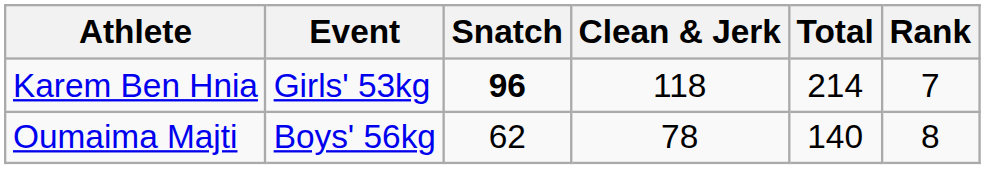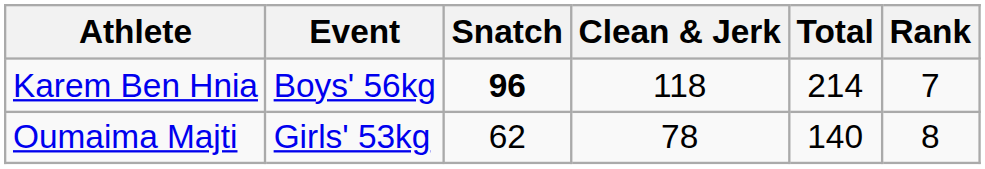(352, 85) Girls' 53kg -> (355, 85) Boys' 56kg
(355, 138) Boys' 56kg -> (352, 138) Girls' 53kg
